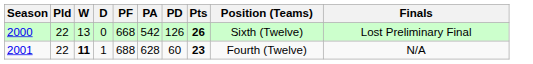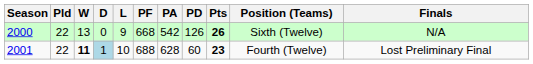+ column: (123, 13)
(416, 31) Lost Preliminary Final -> (436, 31) N/A
(103, 50) no background -> (103, 50) lightblue background
(416, 50) N/A -> (436, 50) Lost Preliminary Final
